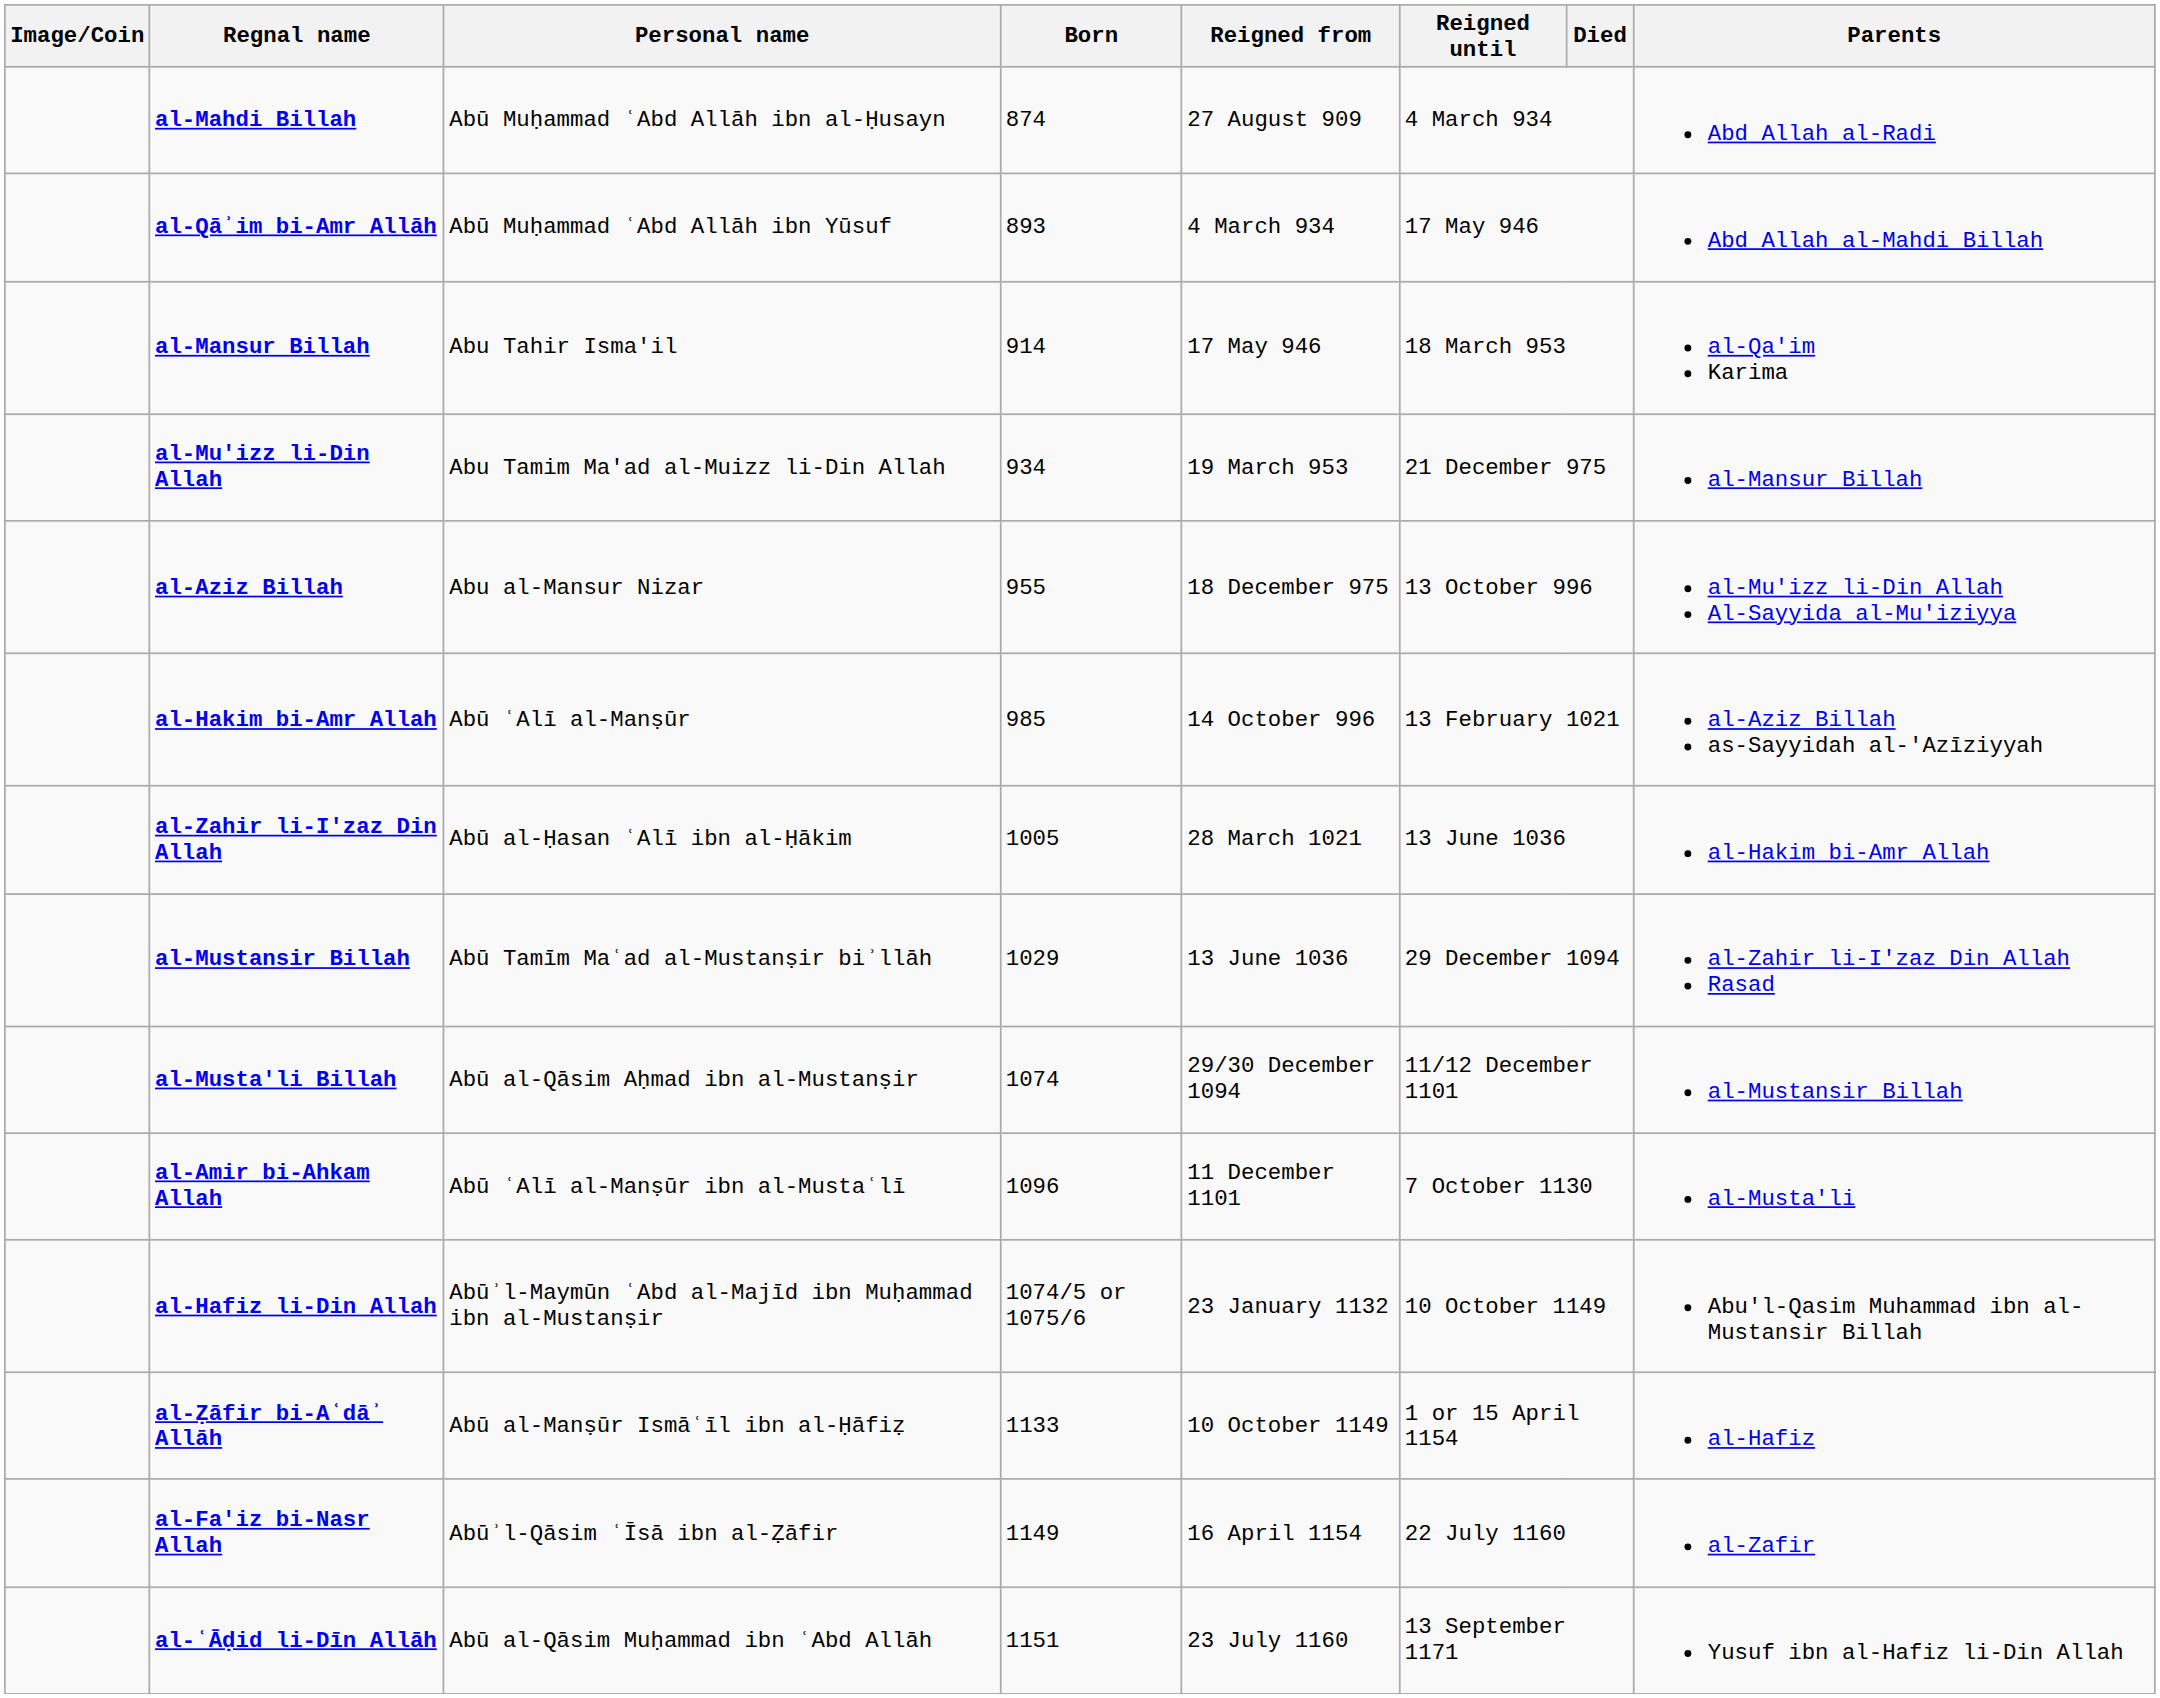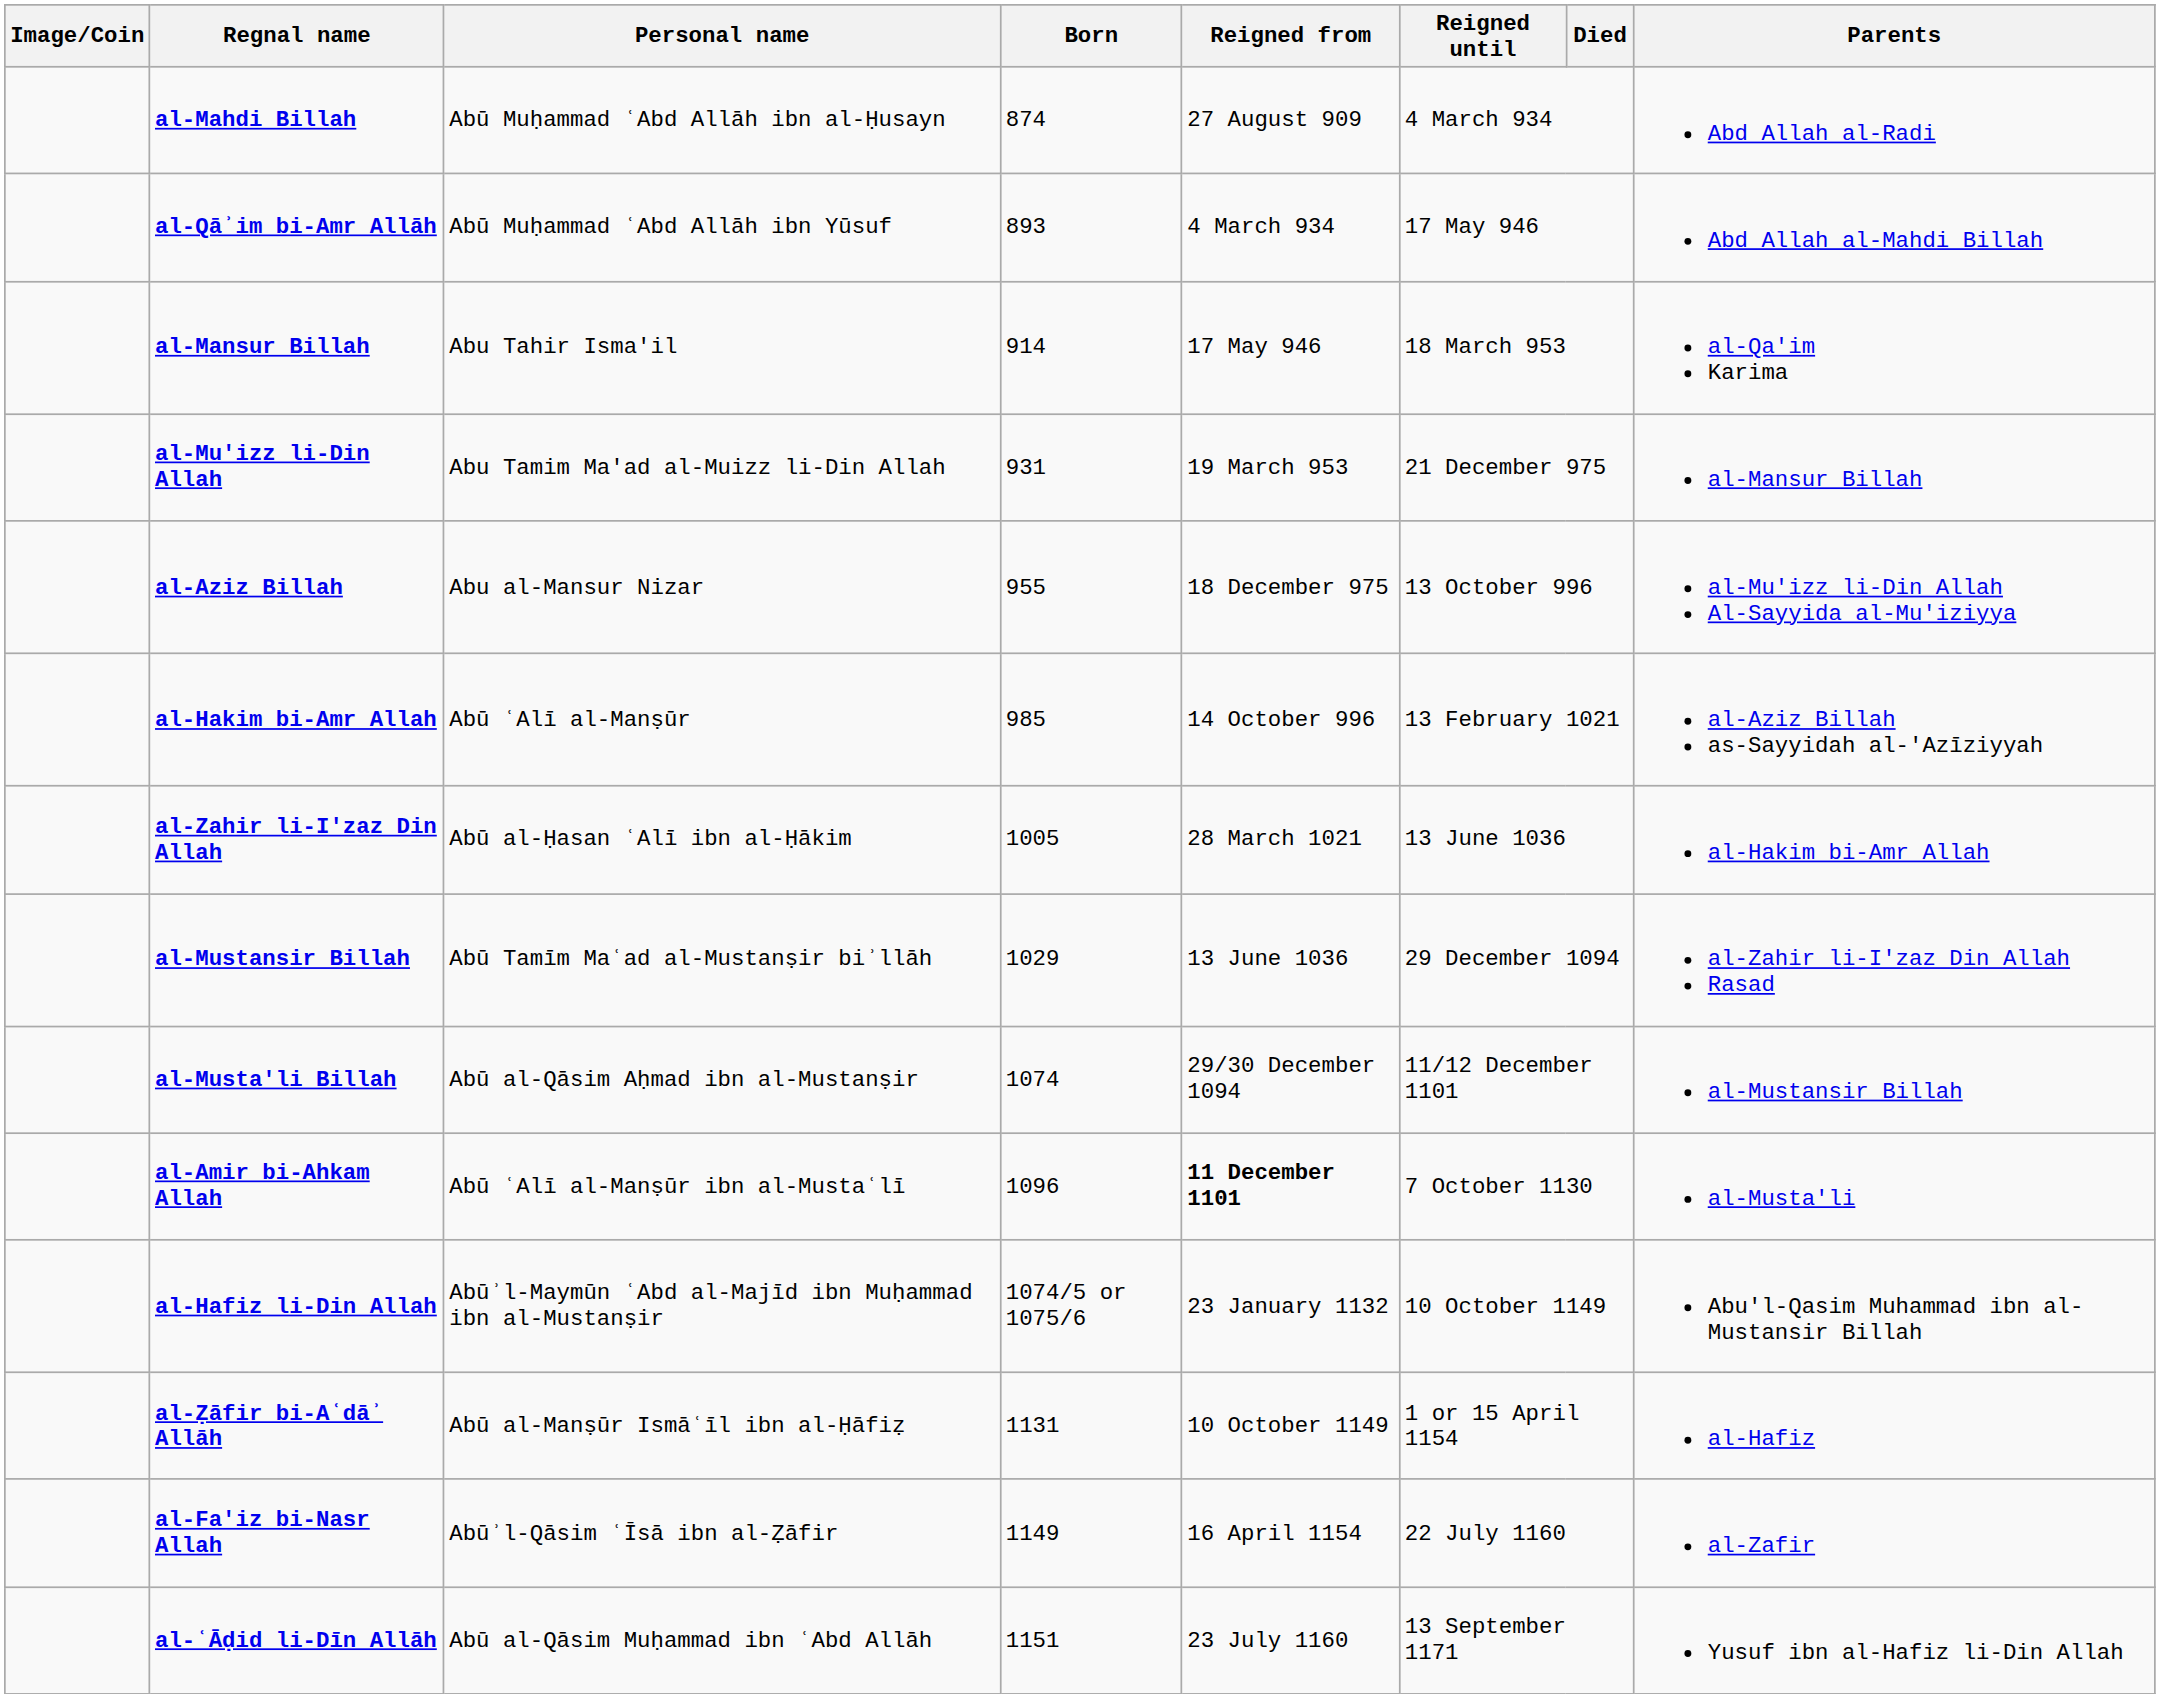(1026, 467) 934 -> (1026, 467) 931
(1261, 1186) normal -> (1261, 1186) bold
(1033, 1426) 1133 -> (1033, 1426) 1131
